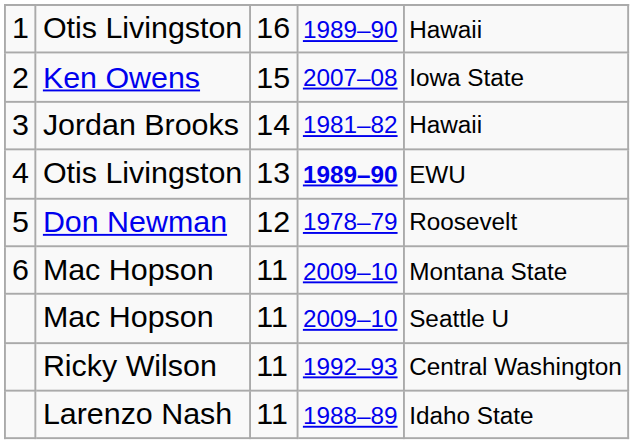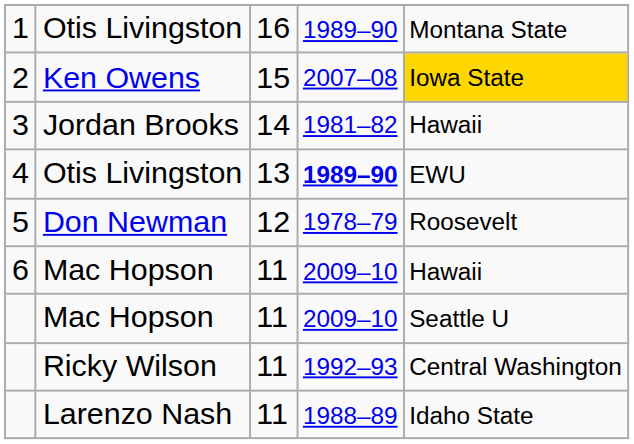(446, 29) Hawaii -> (488, 29) Montana State
(467, 77) no background -> (467, 77) gold background
(488, 270) Montana State -> (446, 270) Hawaii
